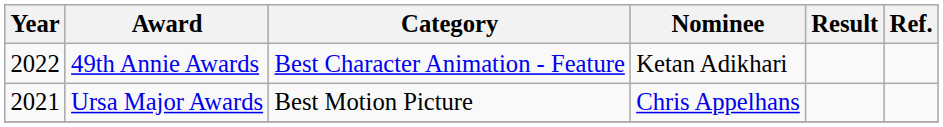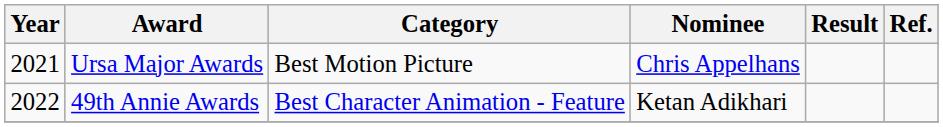rows swapped: (167, 102) <-> (165, 63)
